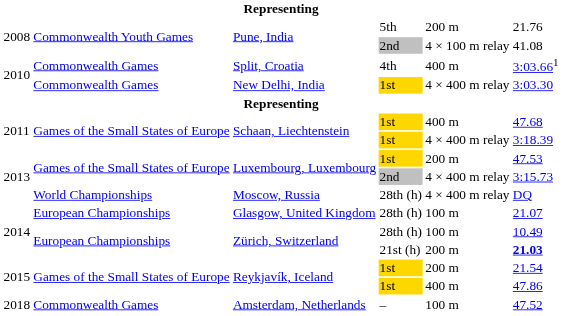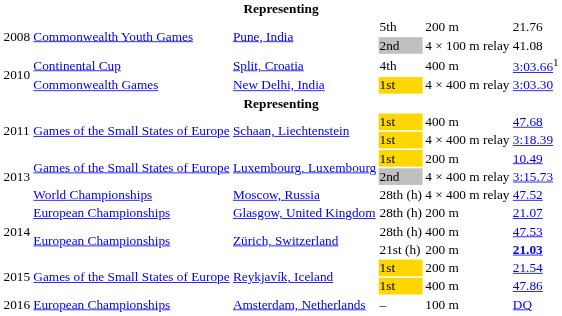(96, 65) Commonwealth Games -> (77, 65) Continental Cup
(528, 158) 47.53 -> (528, 158) 10.49
(522, 195) DQ -> (528, 195) 47.52
(442, 213) 100 m -> (442, 213) 200 m
(442, 231) 100 m -> (442, 231) 400 m
(528, 231) 10.49 -> (528, 231) 47.53
(17, 304) 2018 -> (17, 304) 2016
(96, 304) Commonwealth Games -> (102, 304) European Championships
(528, 304) 47.52 -> (522, 304) DQ
